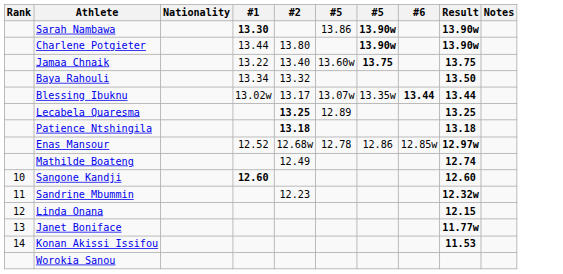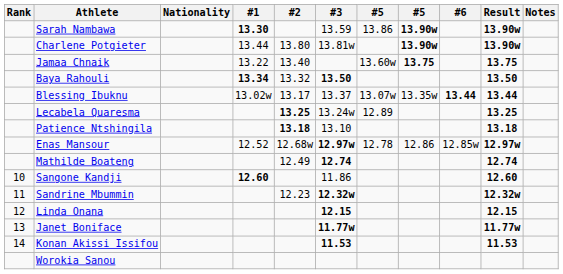+ column: (336, 13)
(253, 79) normal -> (253, 79) bold
